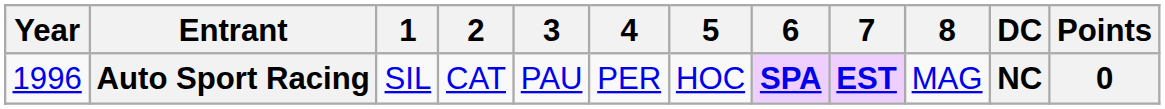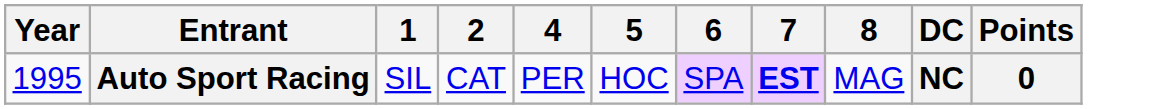- column: (552, 29)
(47, 78) 1996 -> (47, 78) 1995
(791, 78) bold -> (713, 78) normal
